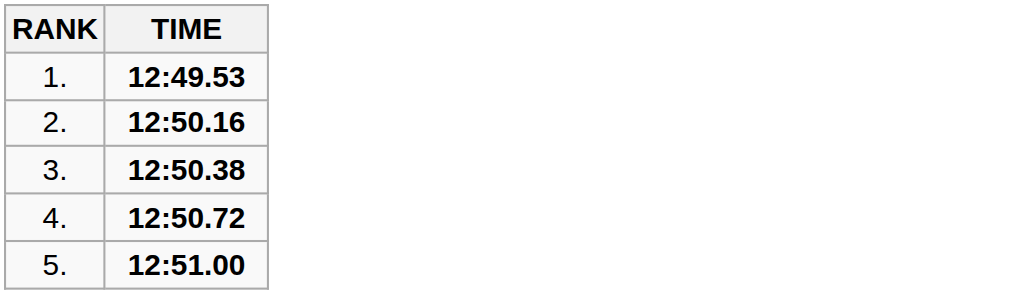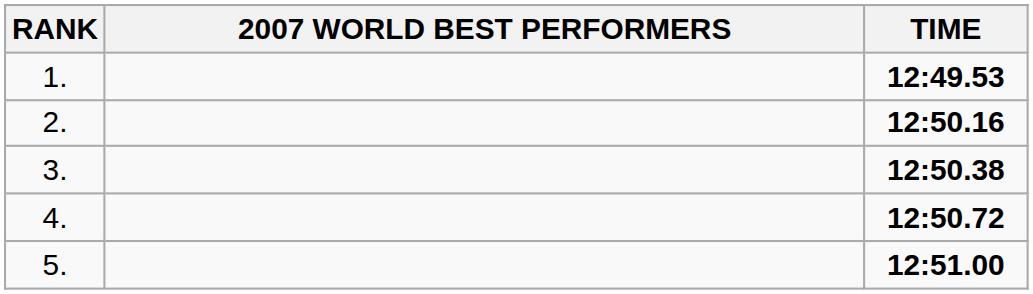+ column: (485, 29)
